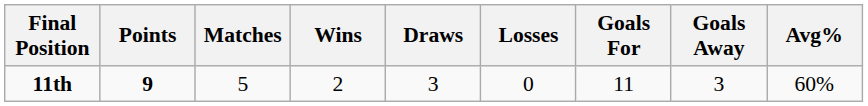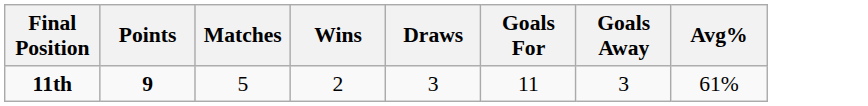- column: (528, 35)
(814, 83) 60% -> (719, 83) 61%
